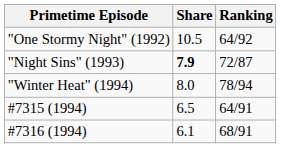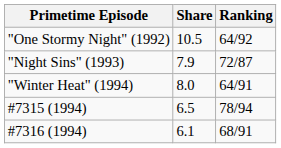(186, 62) bold -> (186, 62) normal
(236, 85) 78/94 -> (236, 85) 64/91
(236, 108) 64/91 -> (236, 108) 78/94
